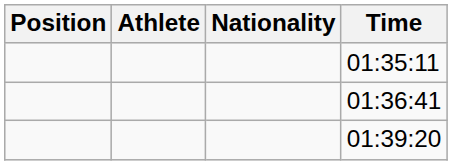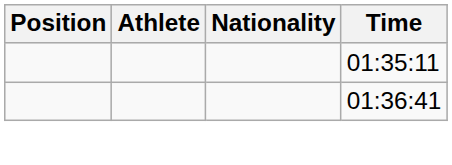- row: (394, 139)
